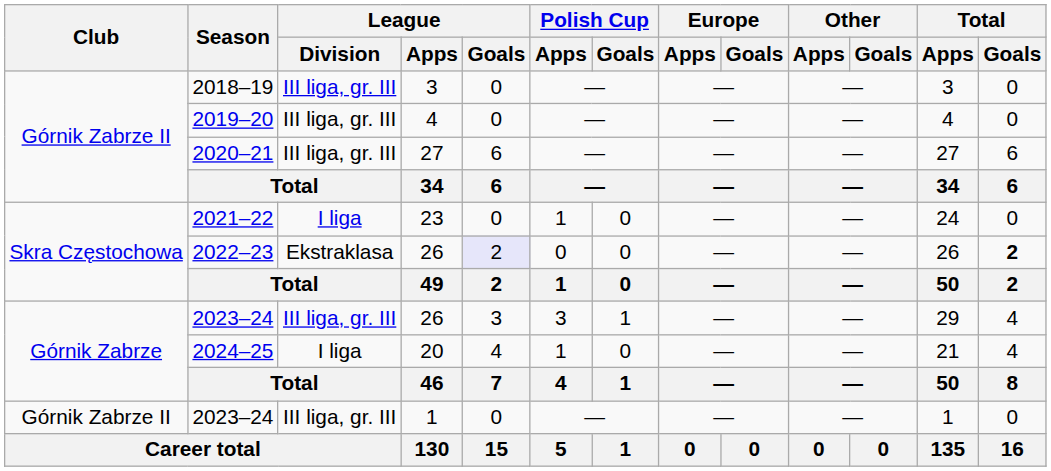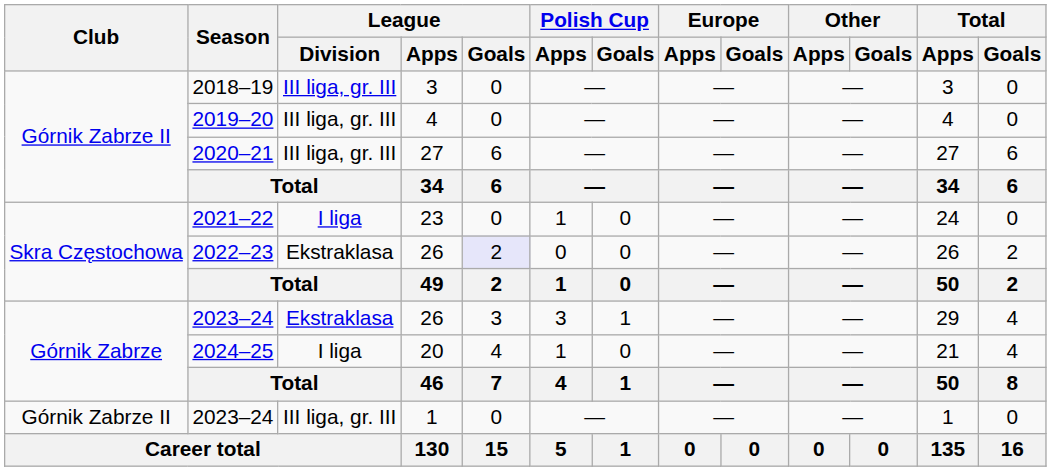(1012, 251) bold -> (1012, 251) normal
(340, 317) III liga, gr. III -> (340, 317) Ekstraklasa
